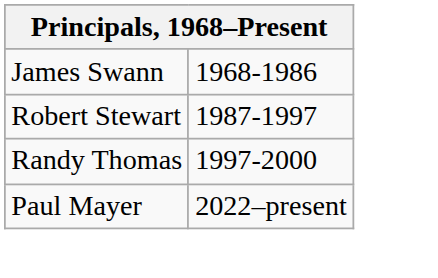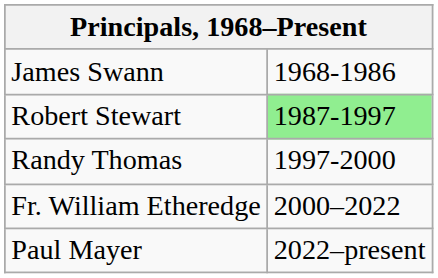(256, 116) no background -> (335, 116) lightgreen background
+ row: (136, 205)
